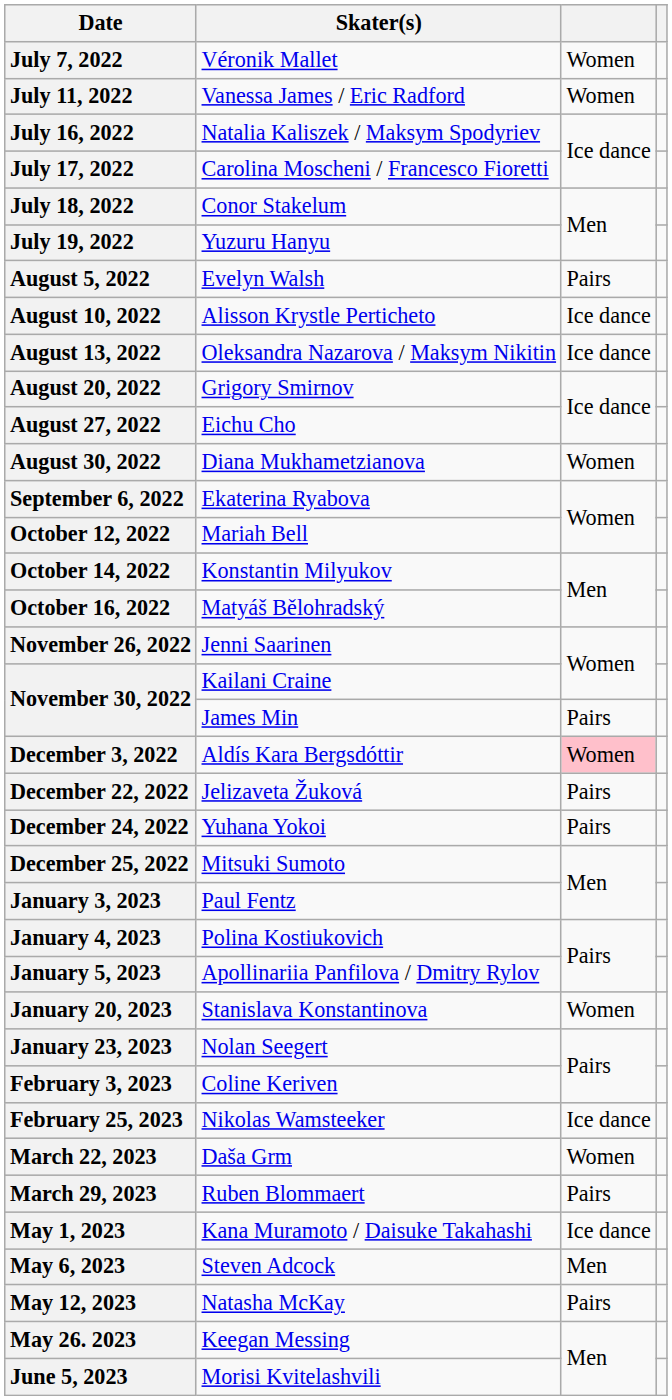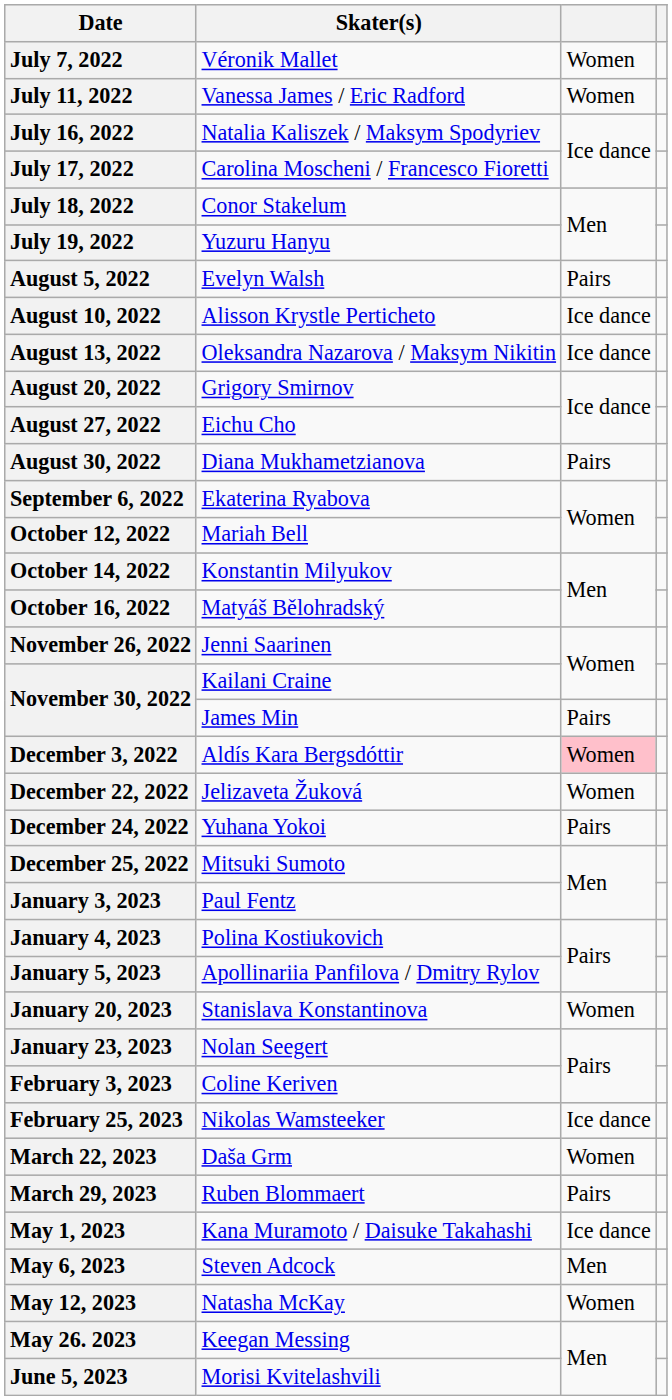(601, 462) Women -> (589, 462) Pairs
(589, 791) Pairs -> (601, 791) Women
(589, 1303) Pairs -> (601, 1303) Women
